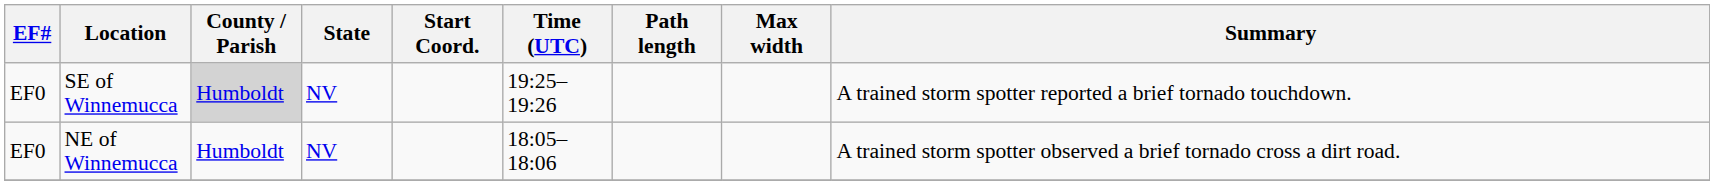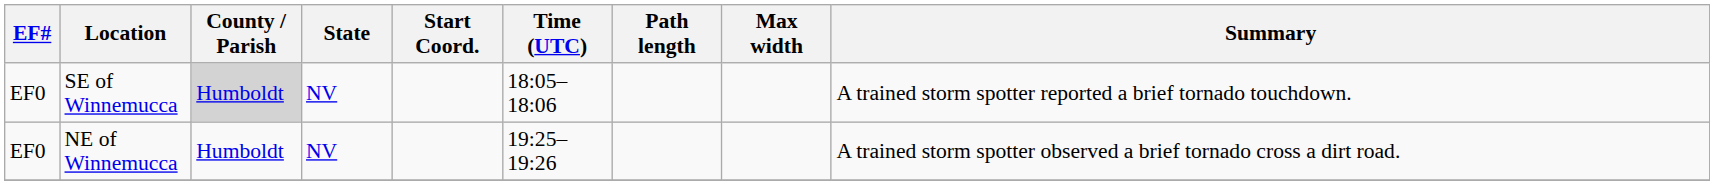(537, 92) 19:25–19:26 -> (537, 92) 18:05–18:06
(537, 150) 18:05–18:06 -> (537, 150) 19:25–19:26
